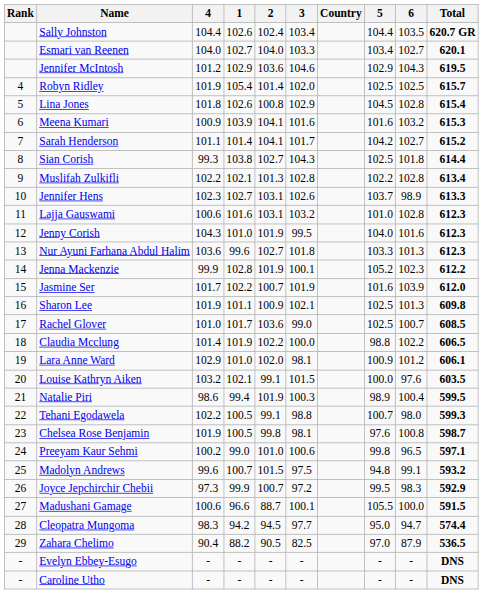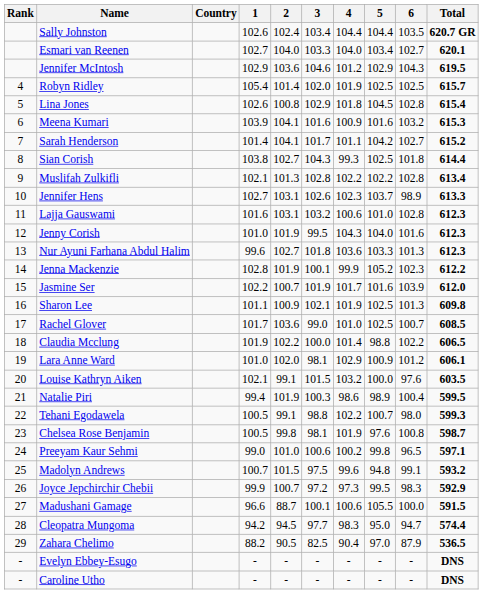columns swapped: (341, 13) <-> (208, 13)
